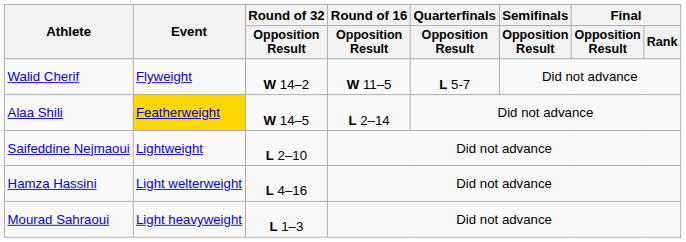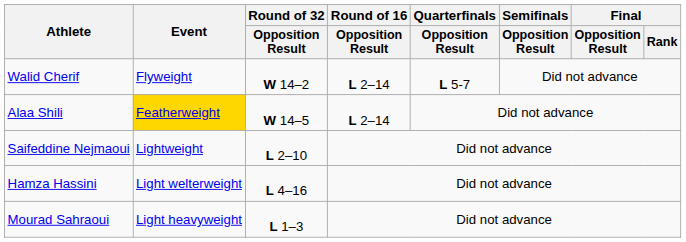(369, 85) W 11–5 -> (369, 85) L 2–14
